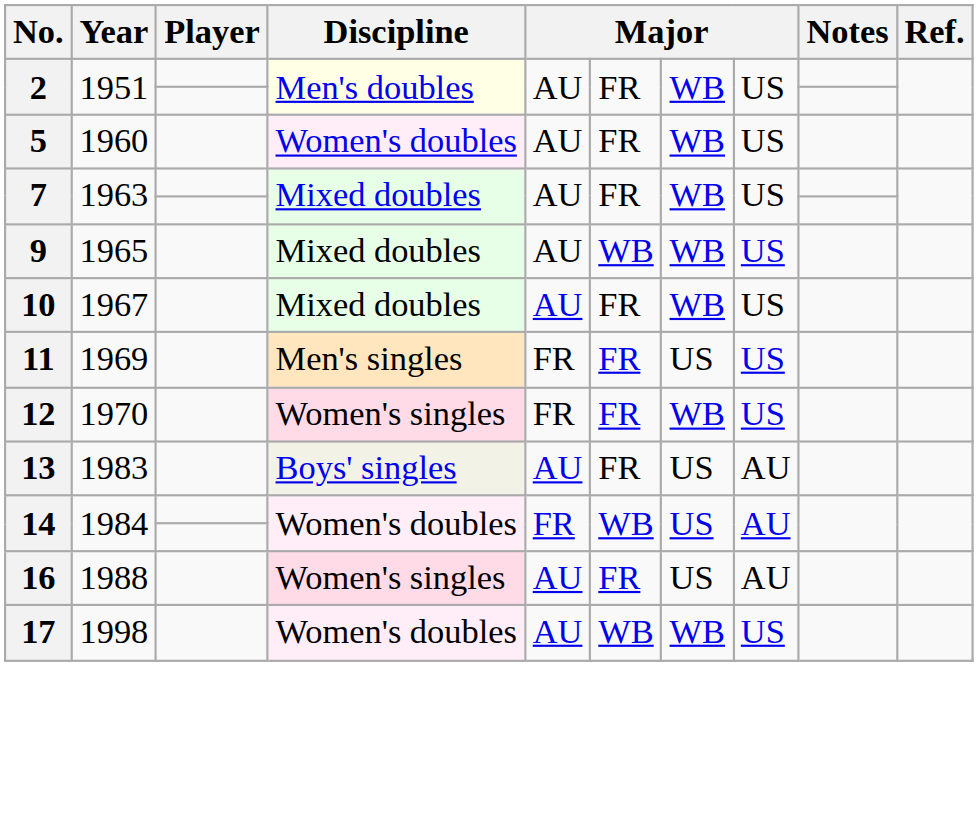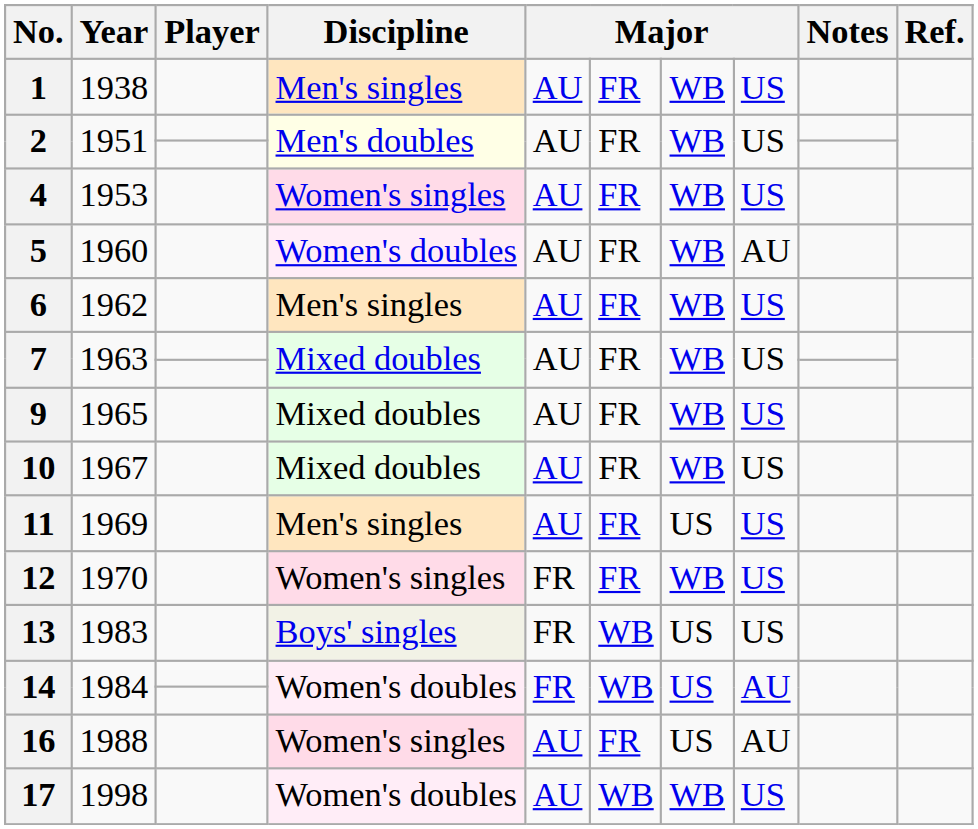+ row: (38, 86)
+ row: (38, 195)
(763, 140) US -> (766, 250) AU
+ row: (38, 304)
(626, 250) WB -> (619, 413) FR
(554, 359) FR -> (558, 522) AU
(558, 468) AU -> (554, 631) FR
(619, 468) FR -> (626, 631) WB
(766, 468) AU -> (763, 631) US
